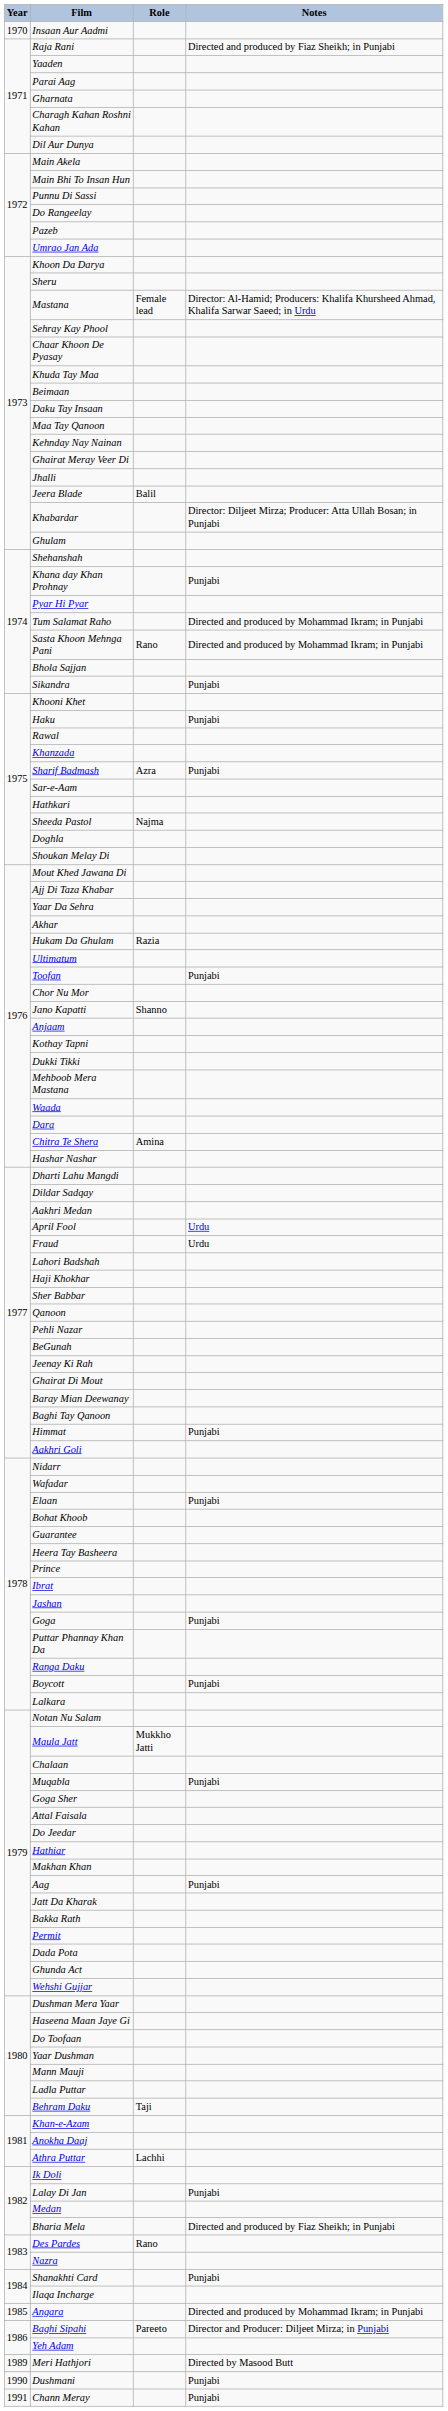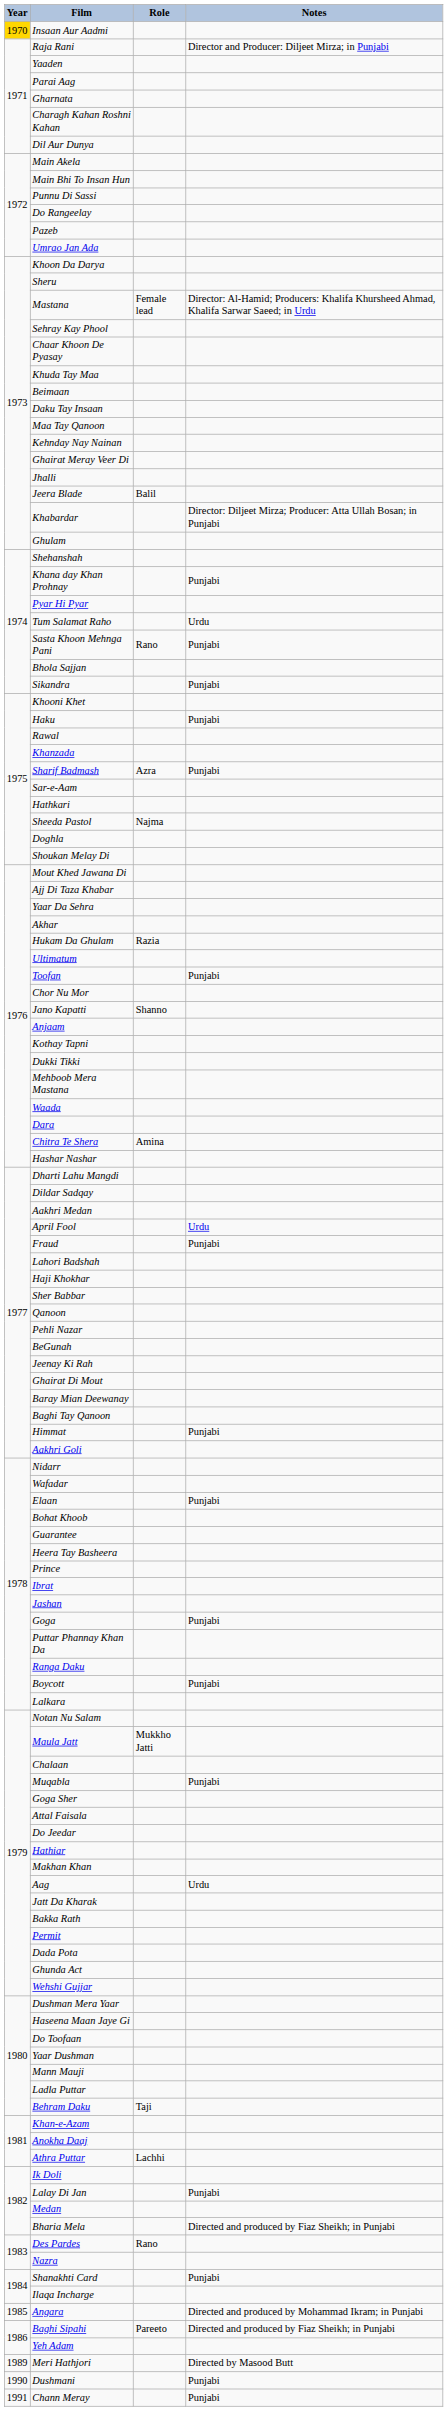(17, 30) no background -> (17, 30) gold background
(291, 47) Directed and produced by Fiaz Sheikh; in Punjabi -> (288, 47) Director and Producer: Diljeet Mirza; in Punjabi
(306, 621) Directed and produced by Mohammad Ikram; in Punjabi -> (199, 621) Urdu
(306, 645) Directed and produced by Mohammad Ikram; in Punjabi -> (204, 645) Punjabi
(199, 1244) Urdu -> (204, 1244) Punjabi
(204, 1884) Punjabi -> (199, 1884) Urdu
(288, 2329) Director and Producer: Diljeet Mirza; in Punjabi -> (291, 2329) Directed and produced by Fiaz Sheikh; in Punjabi
